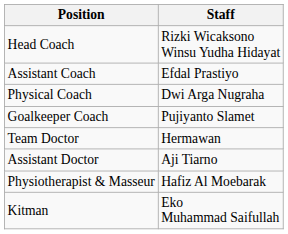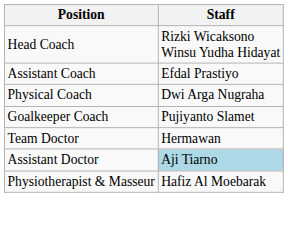(189, 159) no background -> (189, 159) lightblue background
- row: (28, 210)
